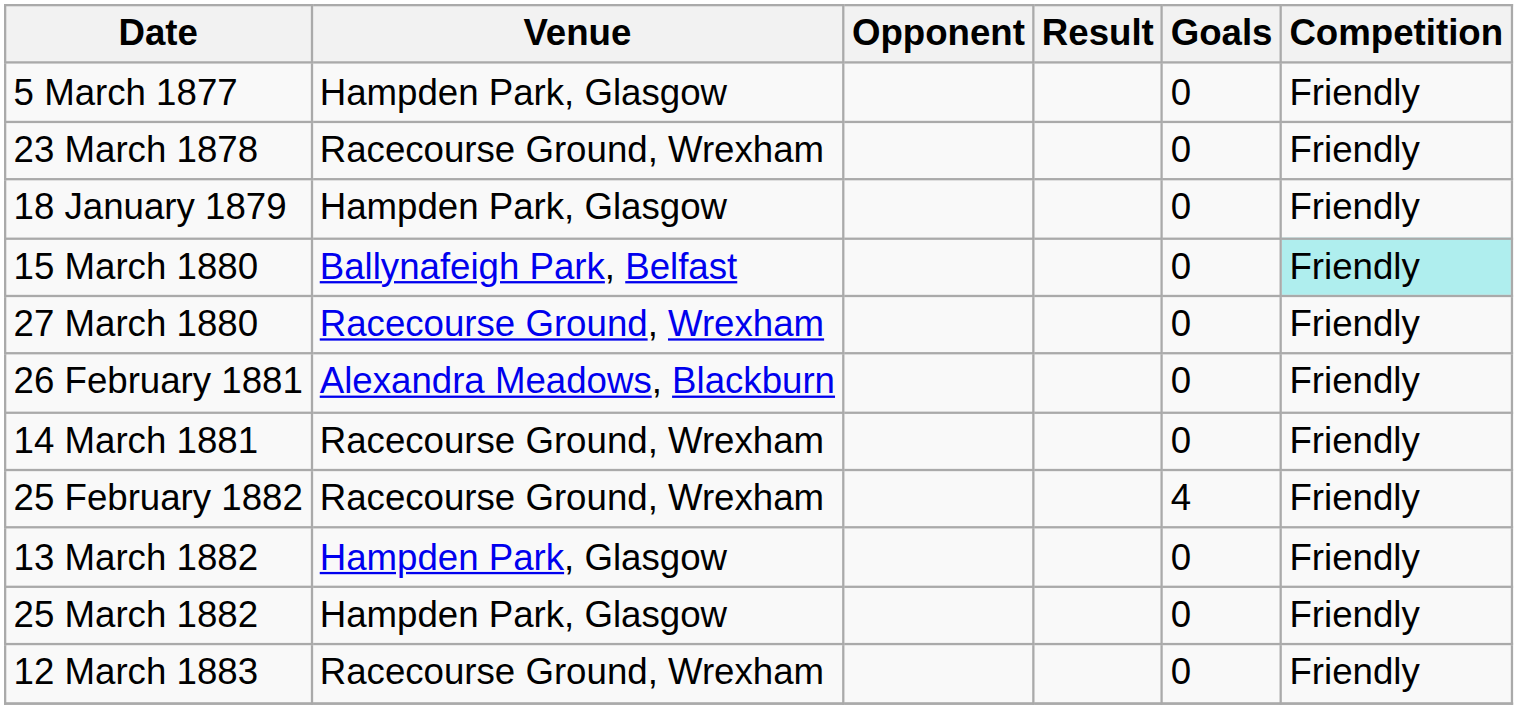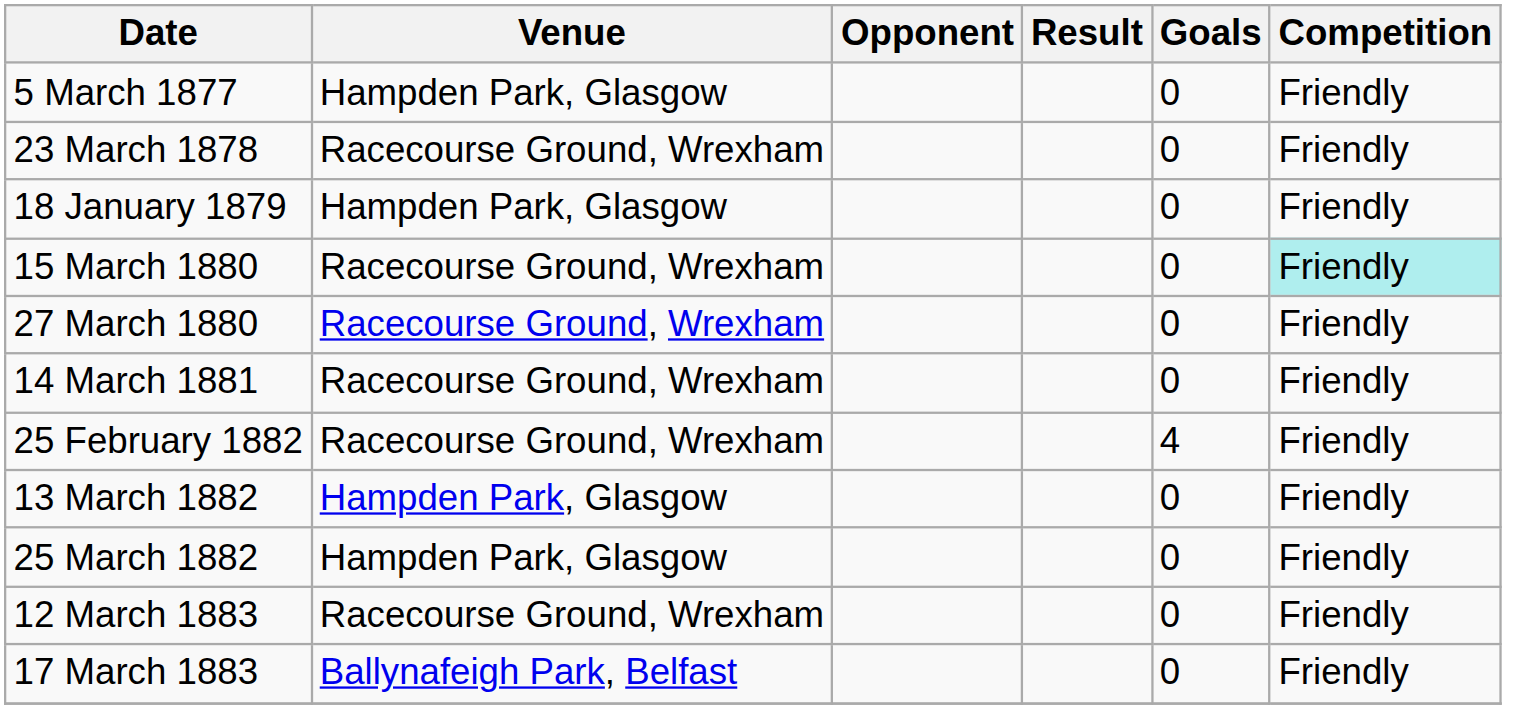(528, 265) Ballynafeigh Park, Belfast -> (572, 265) Racecourse Ground, Wrexham
- row: (158, 382)
+ row: (136, 672)
